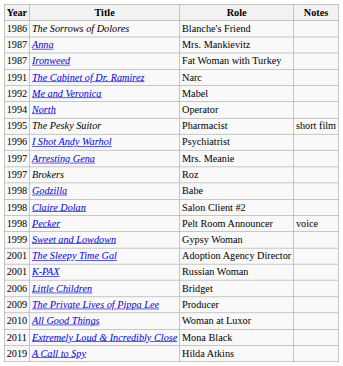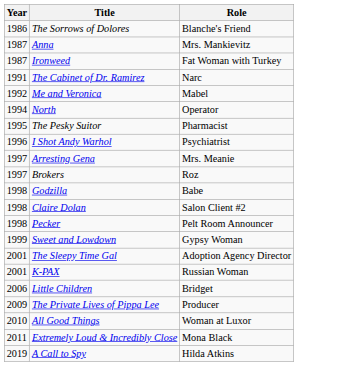- column: (316, 12)
